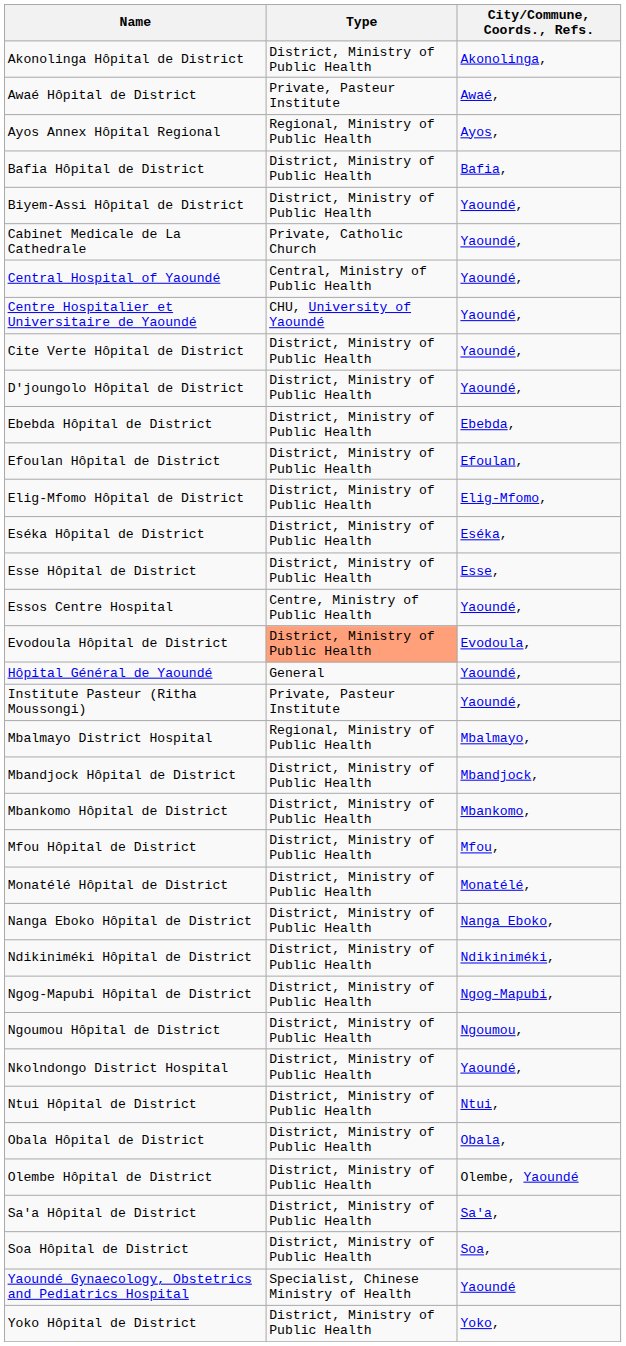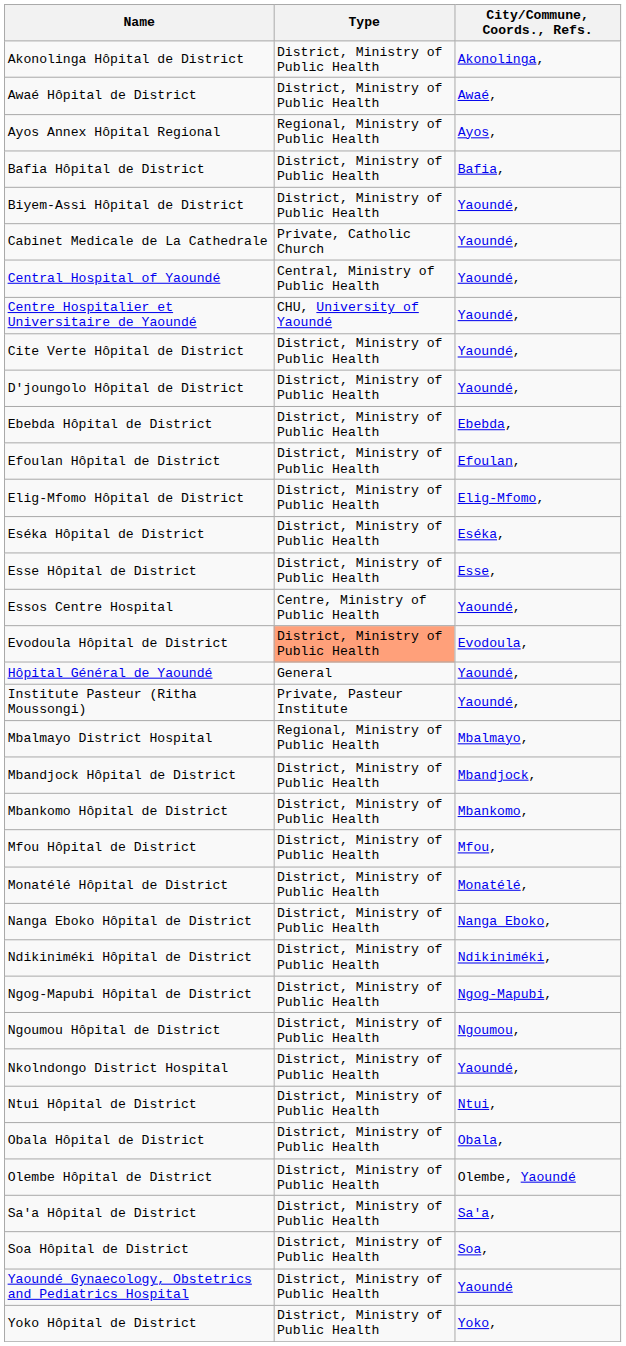(332, 96) Private, Pasteur Institute -> (360, 96) District, Ministry of Public Health
(344, 1287) Specialist, Chinese Ministry of Health -> (360, 1287) District, Ministry of Public Health
